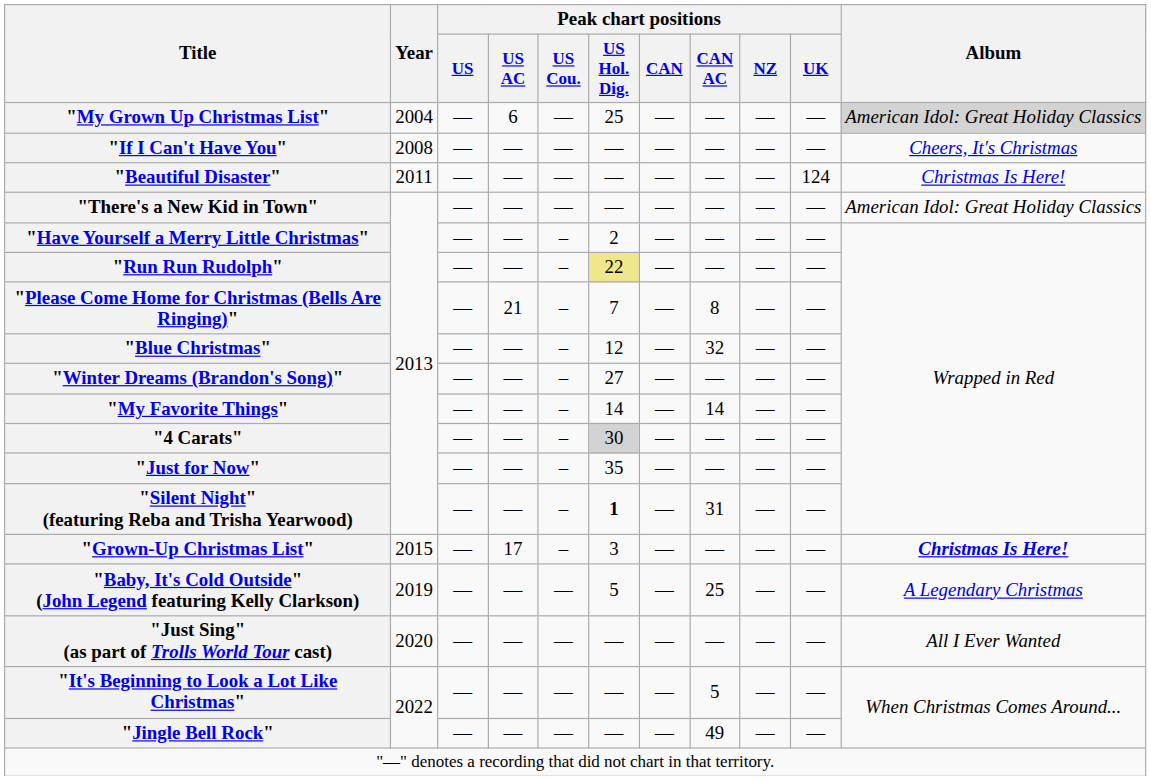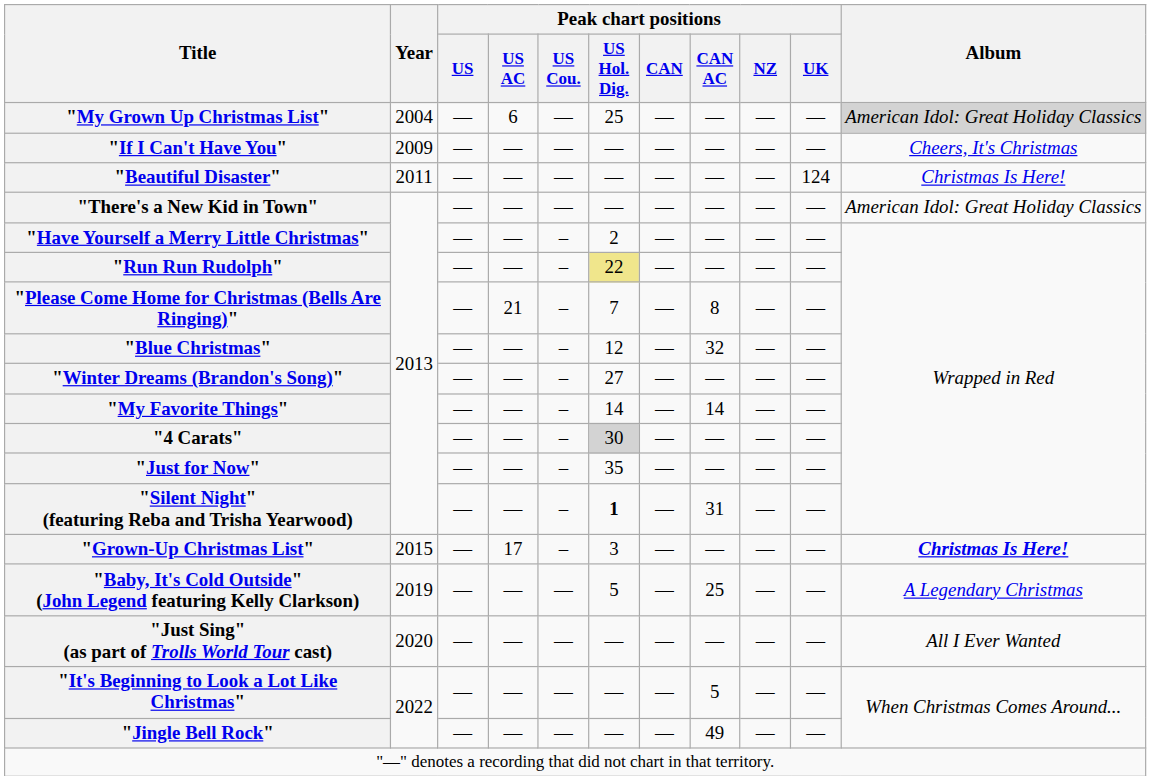(414, 147) 2008 -> (414, 147) 2009
